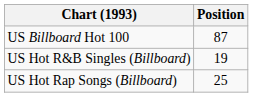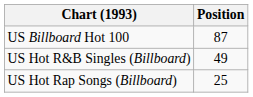(221, 59) 19 -> (221, 59) 49
